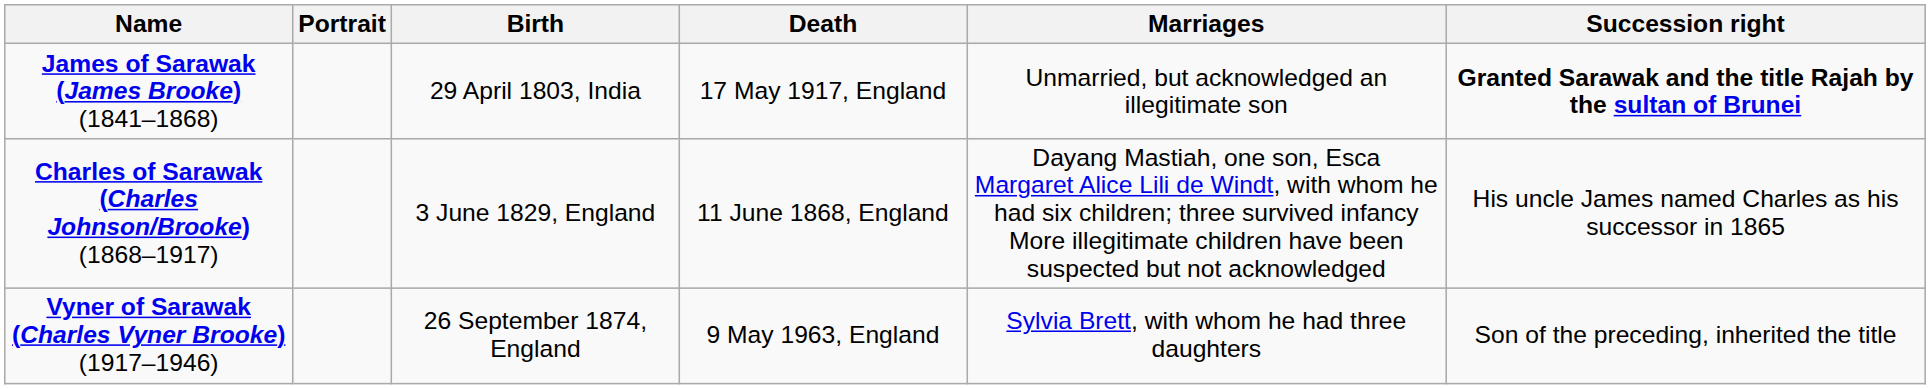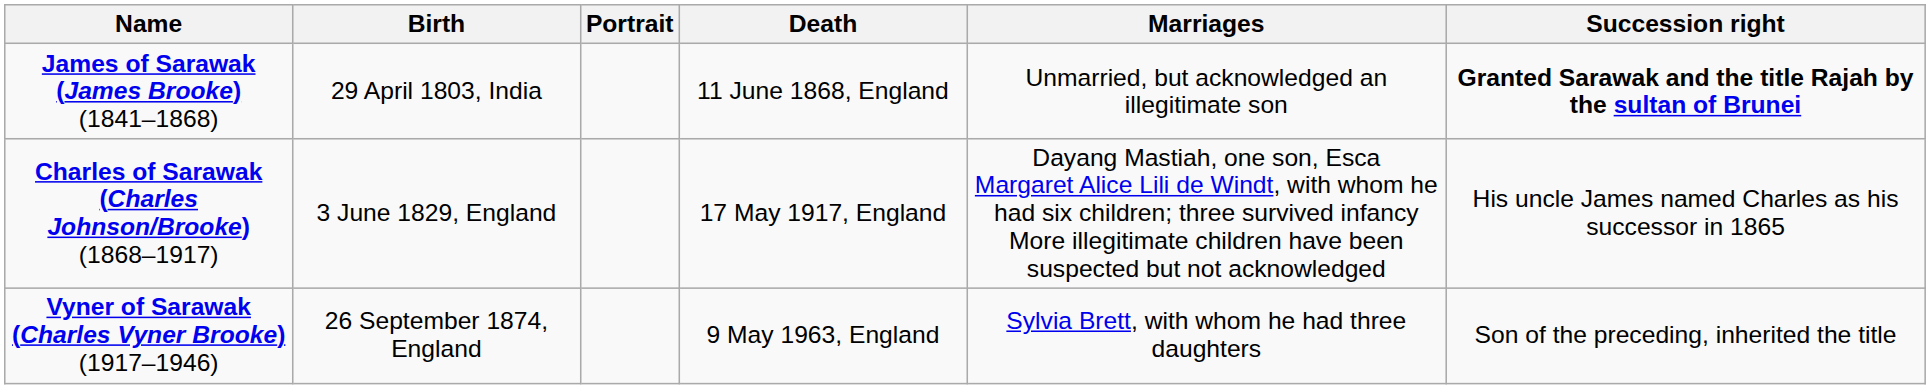columns swapped: (342, 24) <-> (535, 24)
(823, 90) 17 May 1917, England -> (823, 90) 11 June 1868, England
(823, 213) 11 June 1868, England -> (823, 213) 17 May 1917, England
